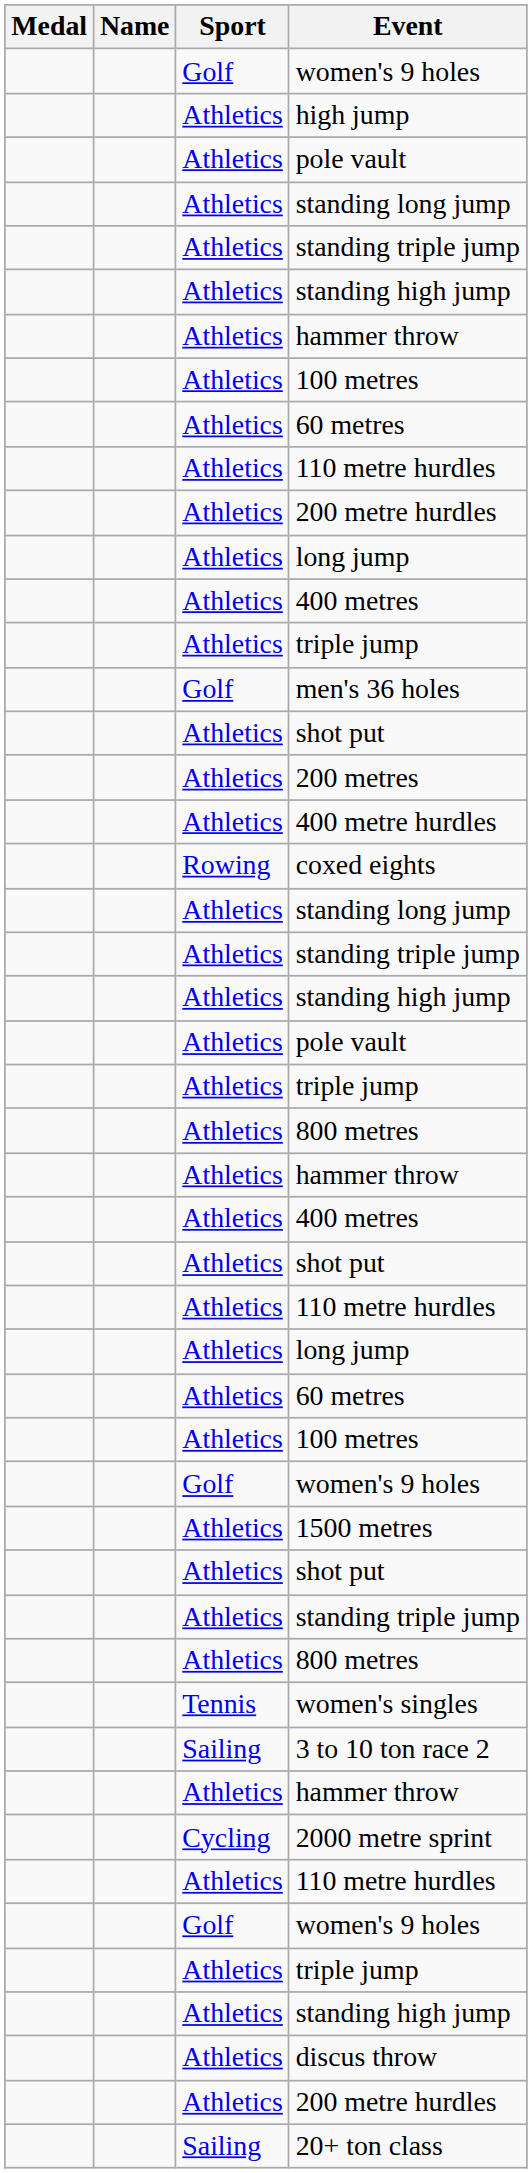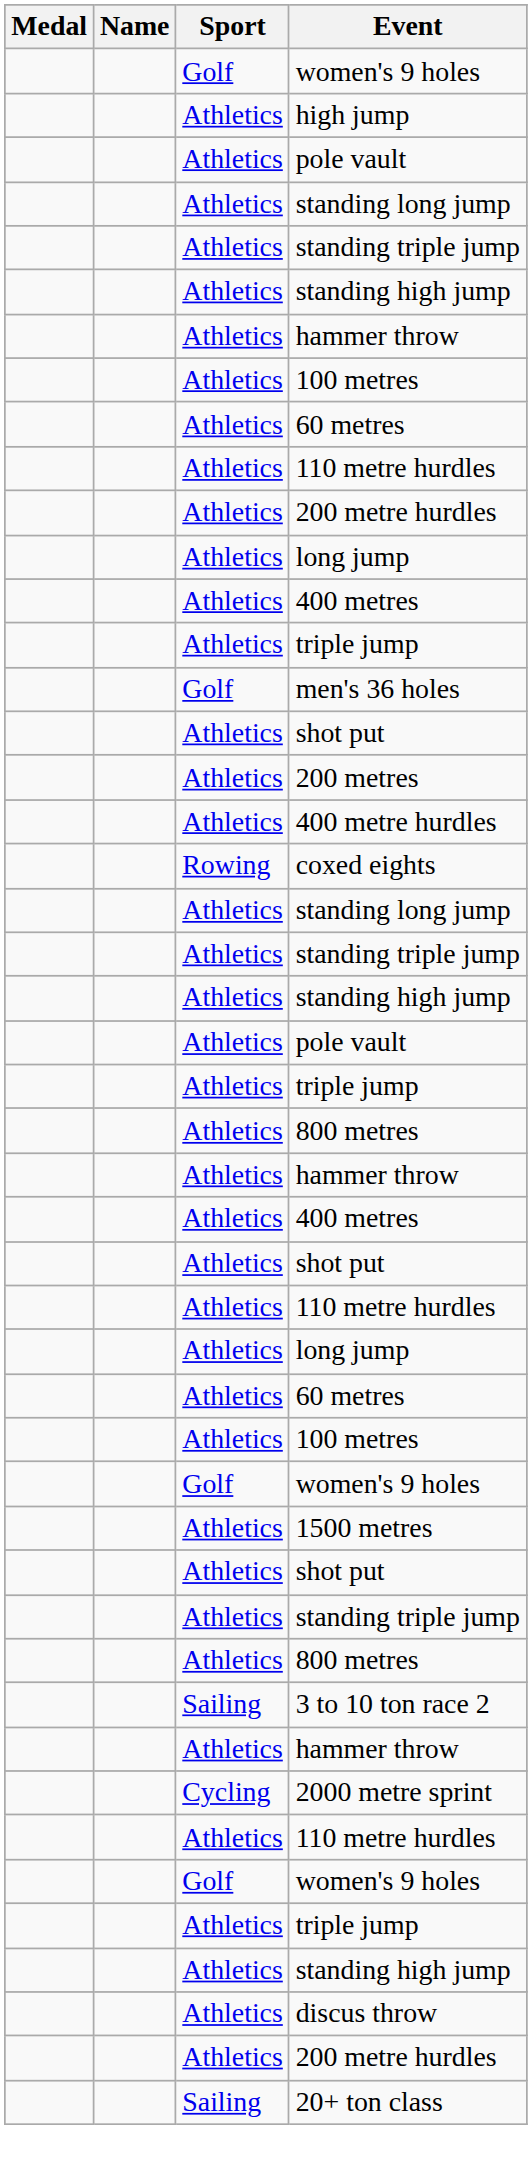- row: (219, 1704)
